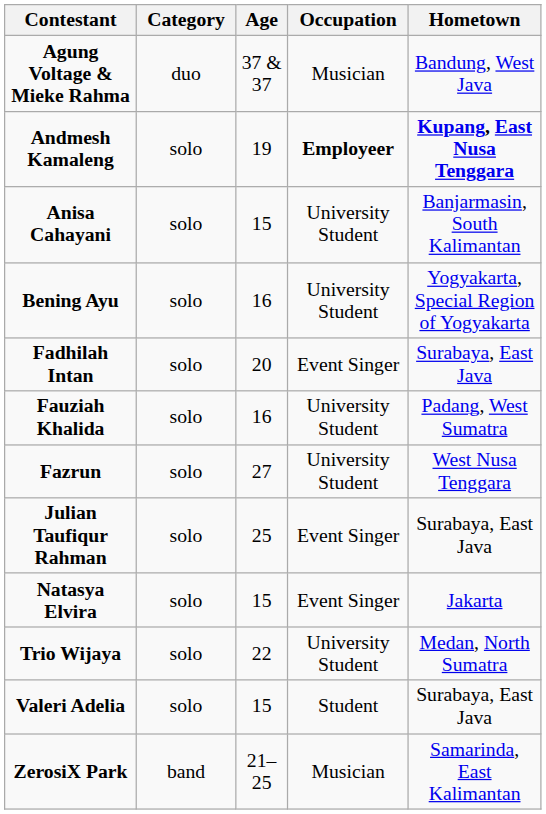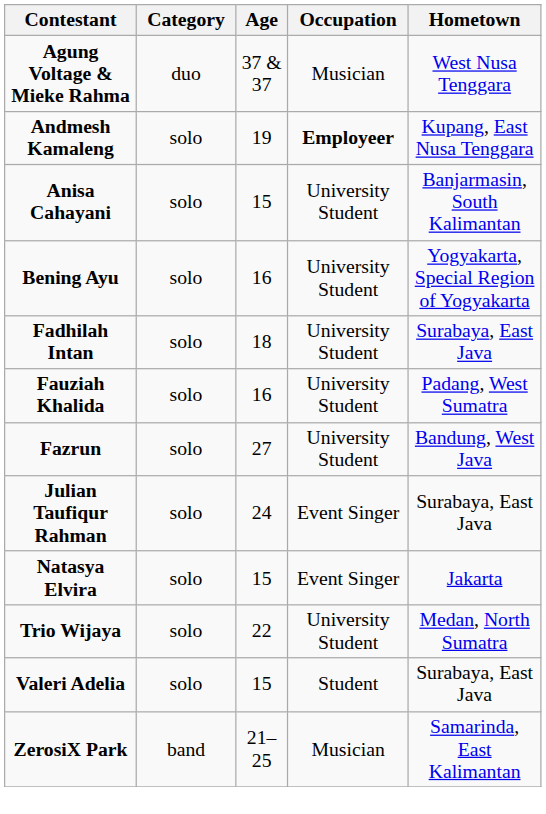(475, 73) Bandung, West Java -> (475, 73) West Nusa Tenggara
(475, 148) bold -> (475, 137) normal
(262, 364) 20 -> (262, 342) 18
(348, 364) Event Singer -> (348, 342) University Student
(475, 471) West Nusa Tenggara -> (475, 448) Bandung, West Java
(262, 535) 25 -> (262, 513) 24
